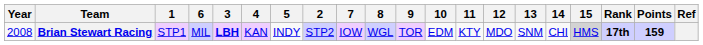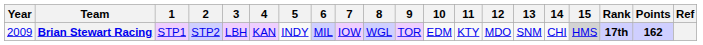columns swapped: (320, 14) <-> (201, 14)
(20, 32) 2008 -> (20, 32) 2009
(227, 32) bold -> (236, 32) normal
(654, 32) 159 -> (653, 32) 162
